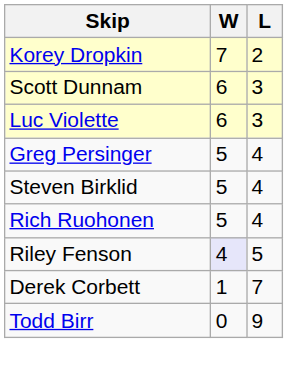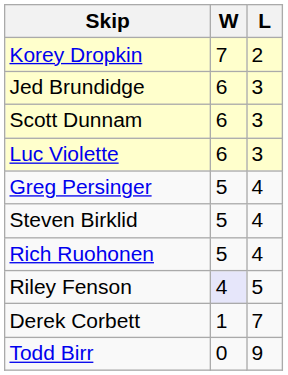+ row: (77, 87)
